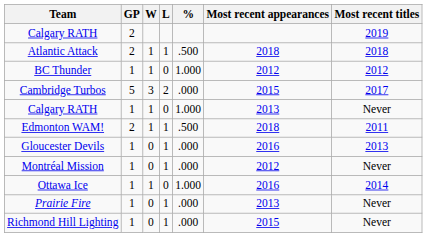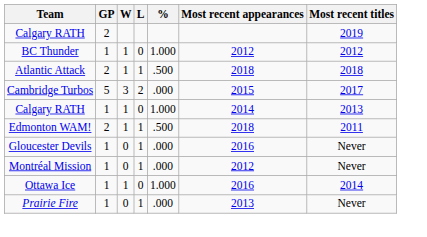rows swapped: (63, 52) <-> (63, 71)
(268, 109) 2013 -> (243, 109) 2014
(377, 109) Never -> (352, 109) 2013
(377, 147) 2013 -> (352, 147) Never
- row: (63, 223)
